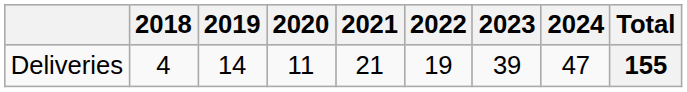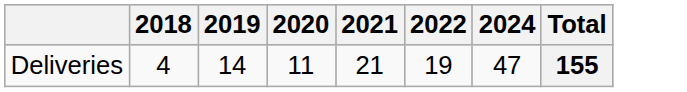- column: (507, 24)
